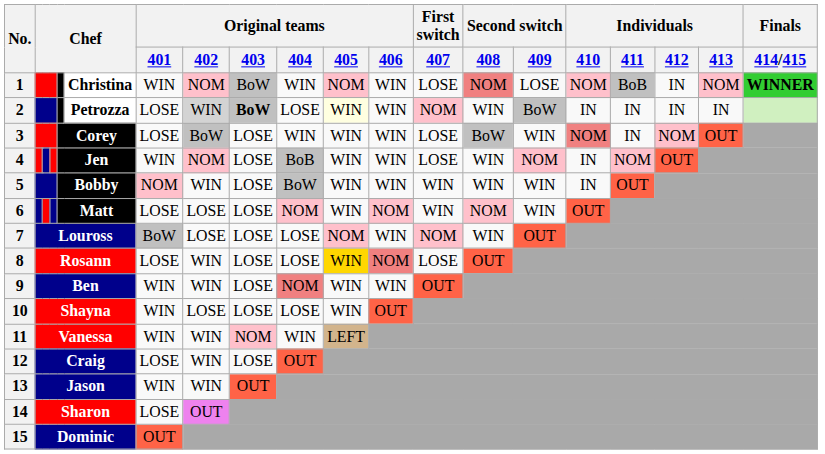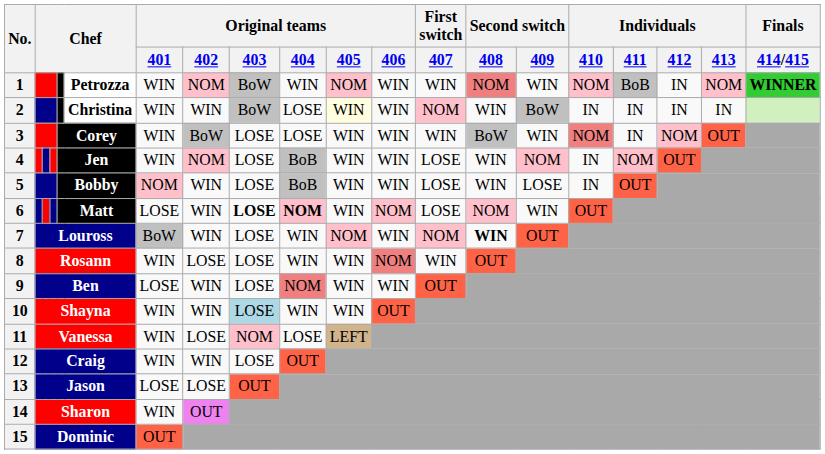(100, 85) Christina -> (100, 85) Petrozza
(438, 85) LOSE -> (441, 85) WIN
(540, 85) LOSE -> (542, 85) WIN
(100, 110) Petrozza -> (100, 110) Christina
(159, 110) LOSE -> (159, 110) WIN
(206, 110) lightgrey background -> (206, 110) no background
(253, 110) bold -> (254, 110) normal
(159, 135) LOSE -> (159, 135) WIN
(300, 135) WIN -> (303, 135) LOSE
(438, 135) LOSE -> (441, 135) WIN
(300, 185) BoW -> (303, 185) BoB
(438, 185) WIN -> (441, 185) LOSE
(540, 185) WIN -> (542, 185) LOSE
(206, 210) LOSE -> (206, 210) WIN
(253, 210) normal -> (254, 210) bold
(300, 210) normal -> (303, 210) bold
(438, 210) WIN -> (441, 210) LOSE
(206, 235) LOSE -> (206, 235) WIN
(300, 235) LOSE -> (303, 235) WIN
(488, 235) normal -> (491, 235) bold
(159, 260) LOSE -> (159, 260) WIN
(206, 260) WIN -> (206, 260) LOSE
(300, 260) LOSE -> (303, 260) WIN
(346, 260) gold background -> (349, 260) no background
(438, 260) LOSE -> (441, 260) WIN
(159, 286) WIN -> (159, 286) LOSE
(206, 311) LOSE -> (206, 311) WIN
(253, 311) no background -> (254, 311) lightblue background
(300, 311) LOSE -> (303, 311) WIN
(206, 336) WIN -> (206, 336) LOSE
(300, 336) WIN -> (303, 336) LOSE
(159, 361) LOSE -> (159, 361) WIN
(159, 386) WIN -> (159, 386) LOSE
(206, 386) WIN -> (206, 386) LOSE
(159, 411) LOSE -> (159, 411) WIN
